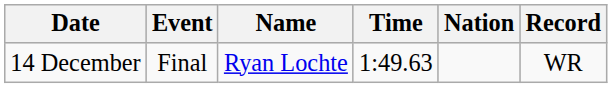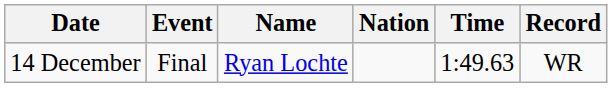columns swapped: (479, 23) <-> (396, 23)
